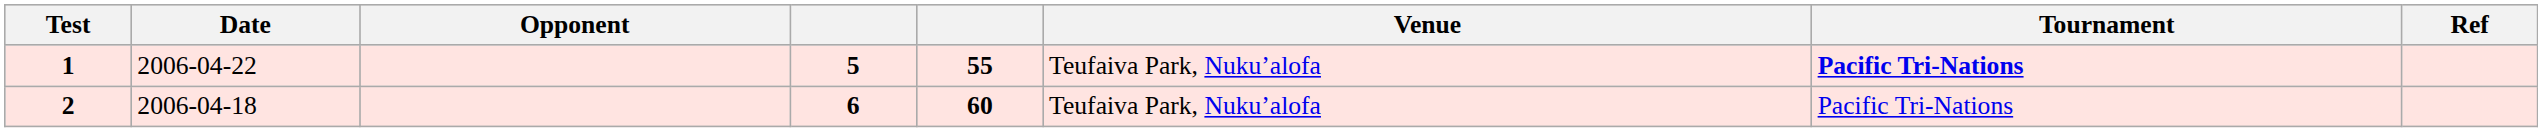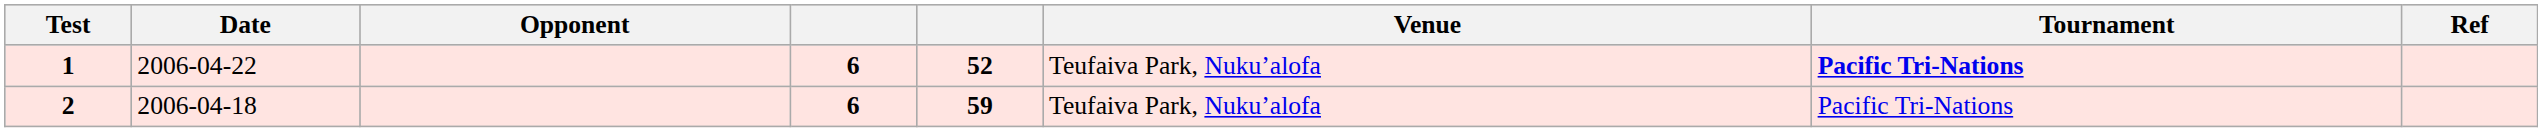(853, 65) 5 -> (853, 65) 6
(980, 65) 55 -> (980, 65) 52
(980, 106) 60 -> (980, 106) 59
